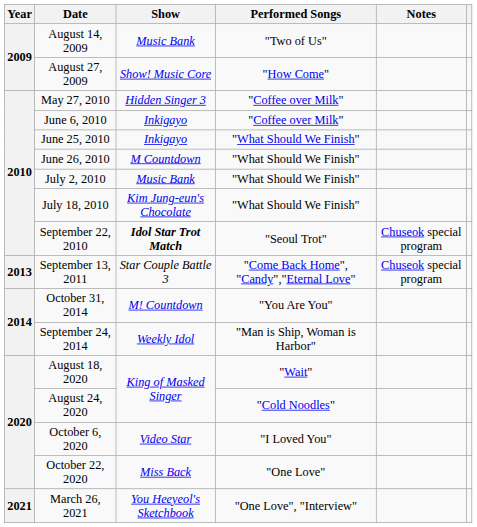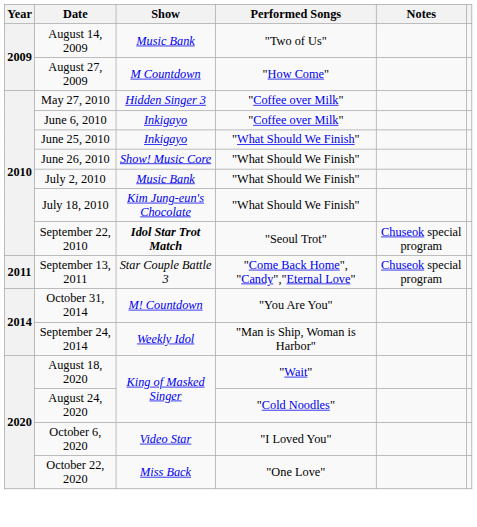(166, 74) Show! Music Core -> (166, 74) M Countdown
(166, 159) M Countdown -> (166, 159) Show! Music Core
(20, 272) 2013 -> (20, 272) 2011
- row: (75, 505)
